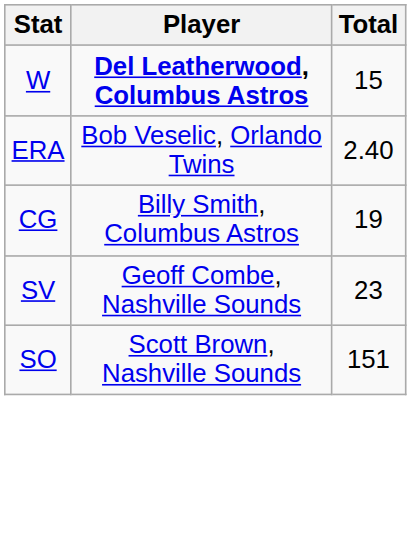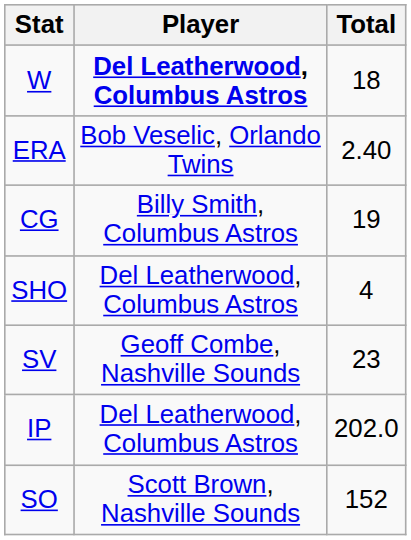(368, 80) 15 -> (366, 80) 18
+ row: (39, 289)
+ row: (39, 429)
(368, 359) 151 -> (366, 499) 152
